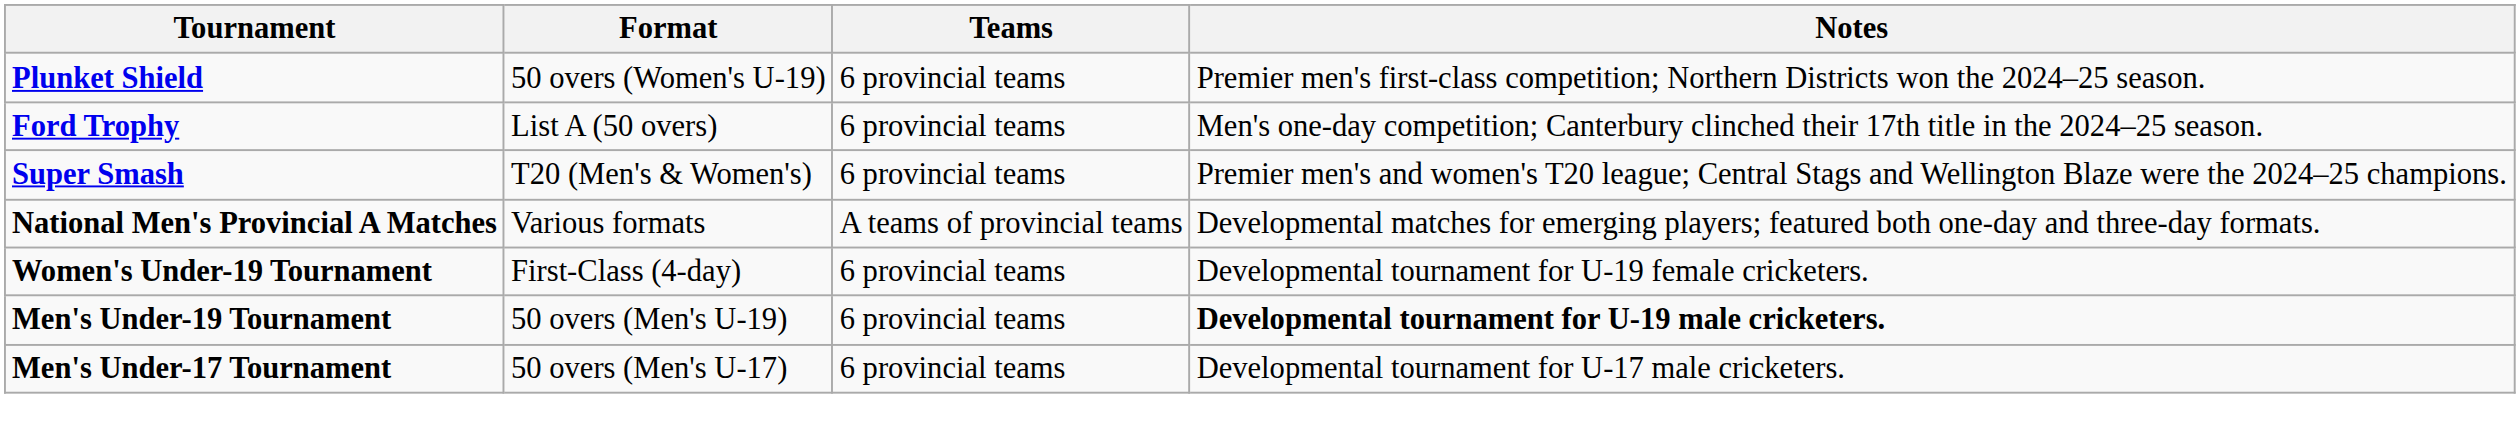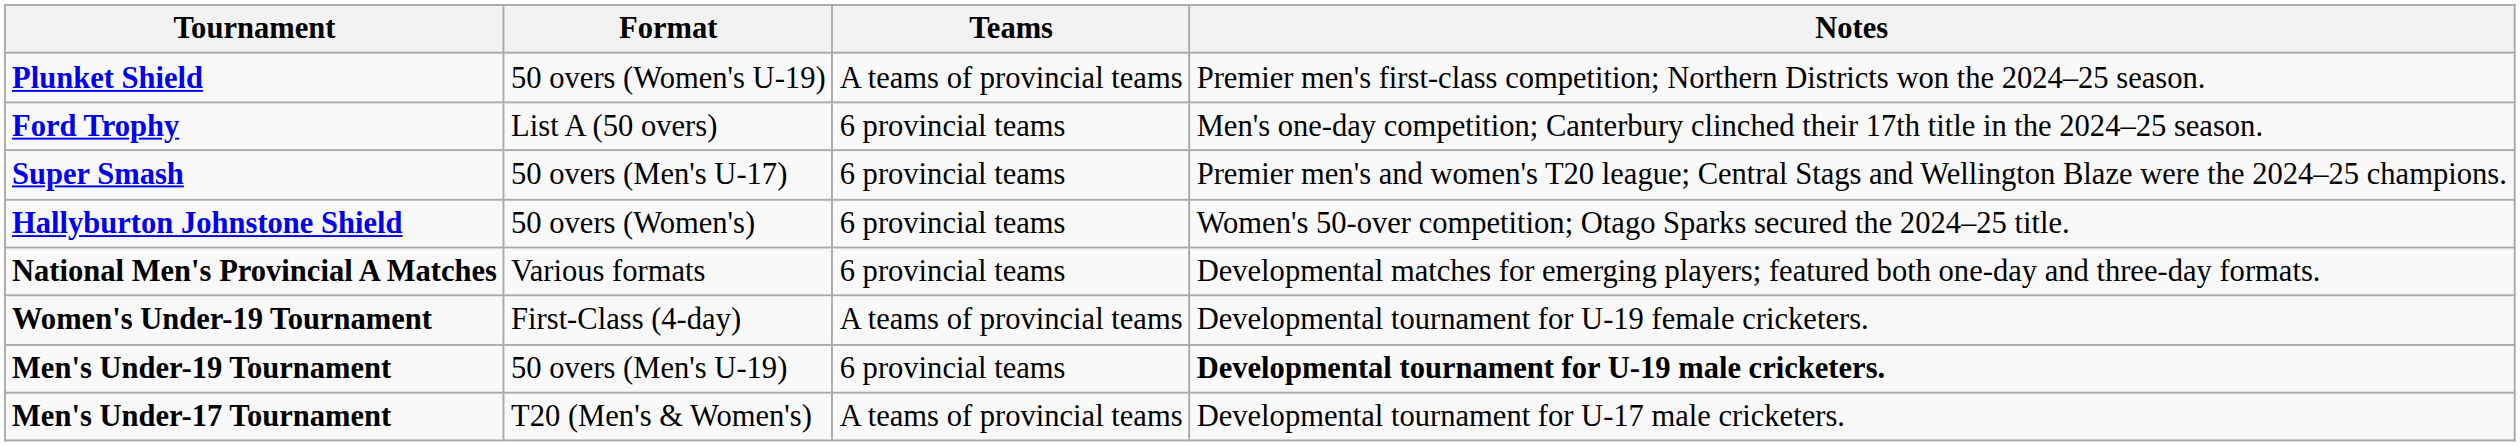(953, 77) 6 provincial teams -> (1011, 77) A teams of provincial teams
(661, 174) T20 (Men's & Women's) -> (649, 174) 50 overs (Men's U-17)
+ row: (207, 222)
(1011, 222) A teams of provincial teams -> (953, 271) 6 provincial teams
(953, 271) 6 provincial teams -> (1011, 319) A teams of provincial teams
(649, 367) 50 overs (Men's U-17) -> (661, 416) T20 (Men's & Women's)
(953, 367) 6 provincial teams -> (1011, 416) A teams of provincial teams
